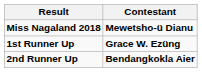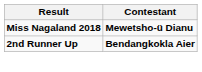- row: (40, 43)
